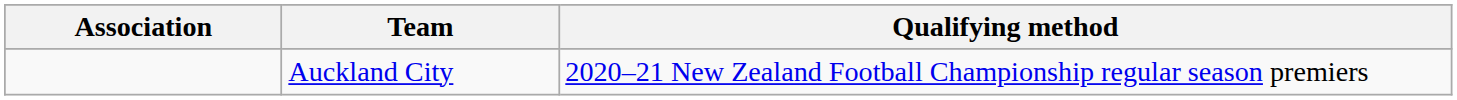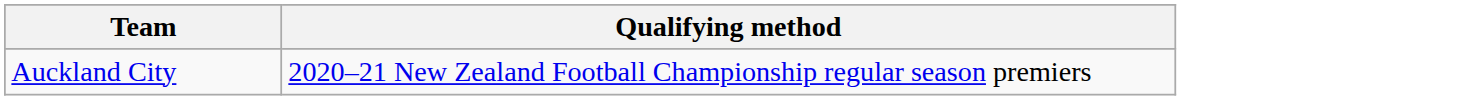- column: (143, 26)
